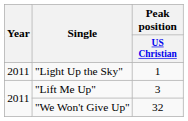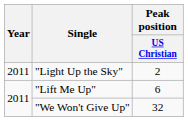(158, 71) 1 -> (158, 71) 2
(158, 89) 3 -> (158, 89) 6
